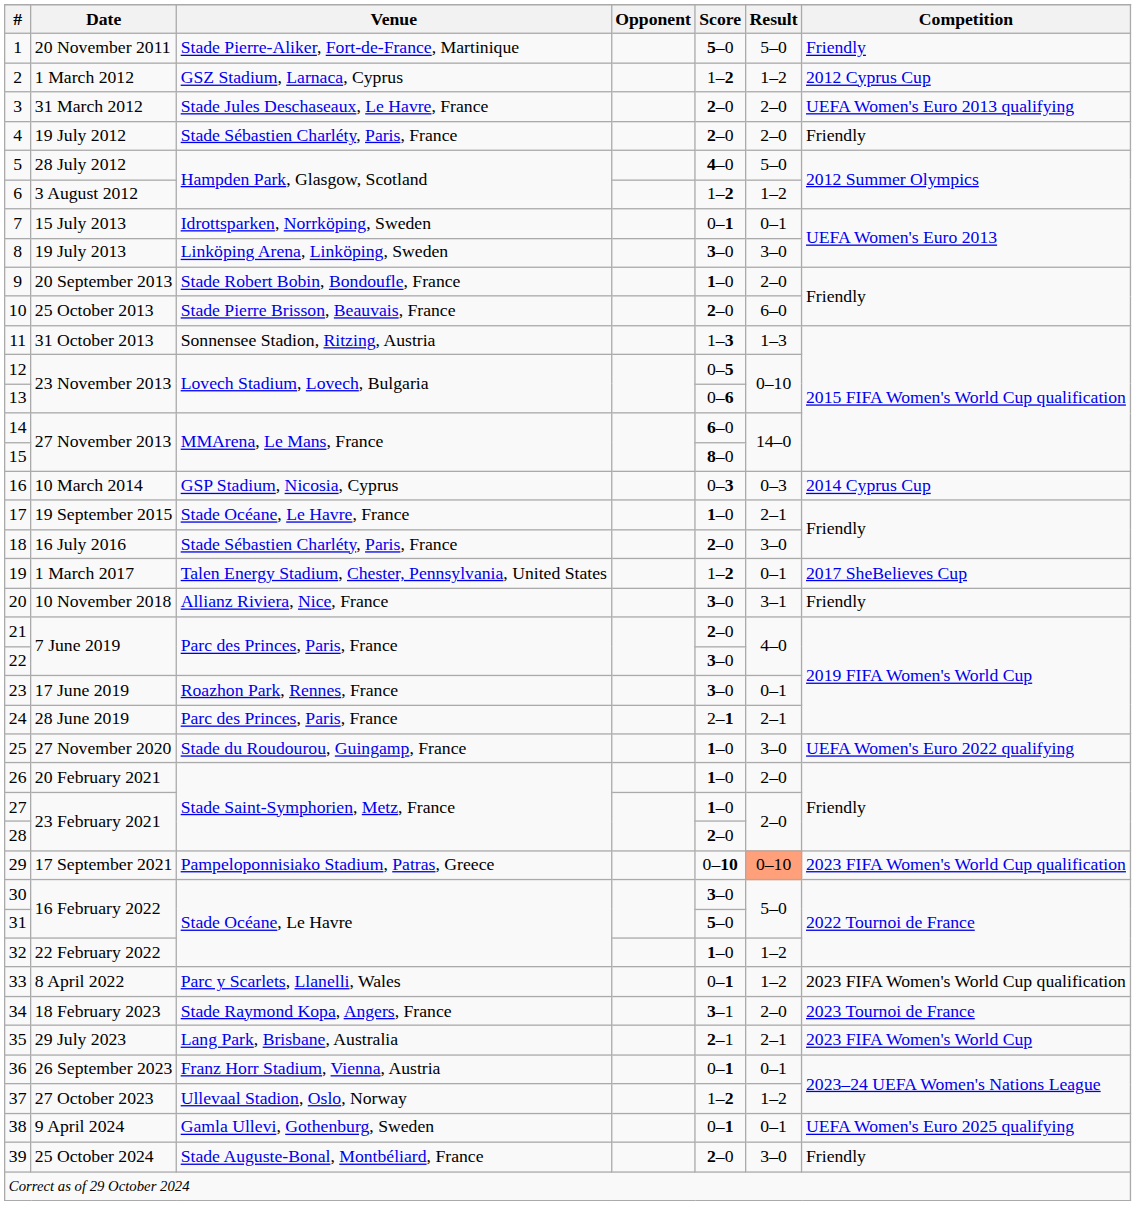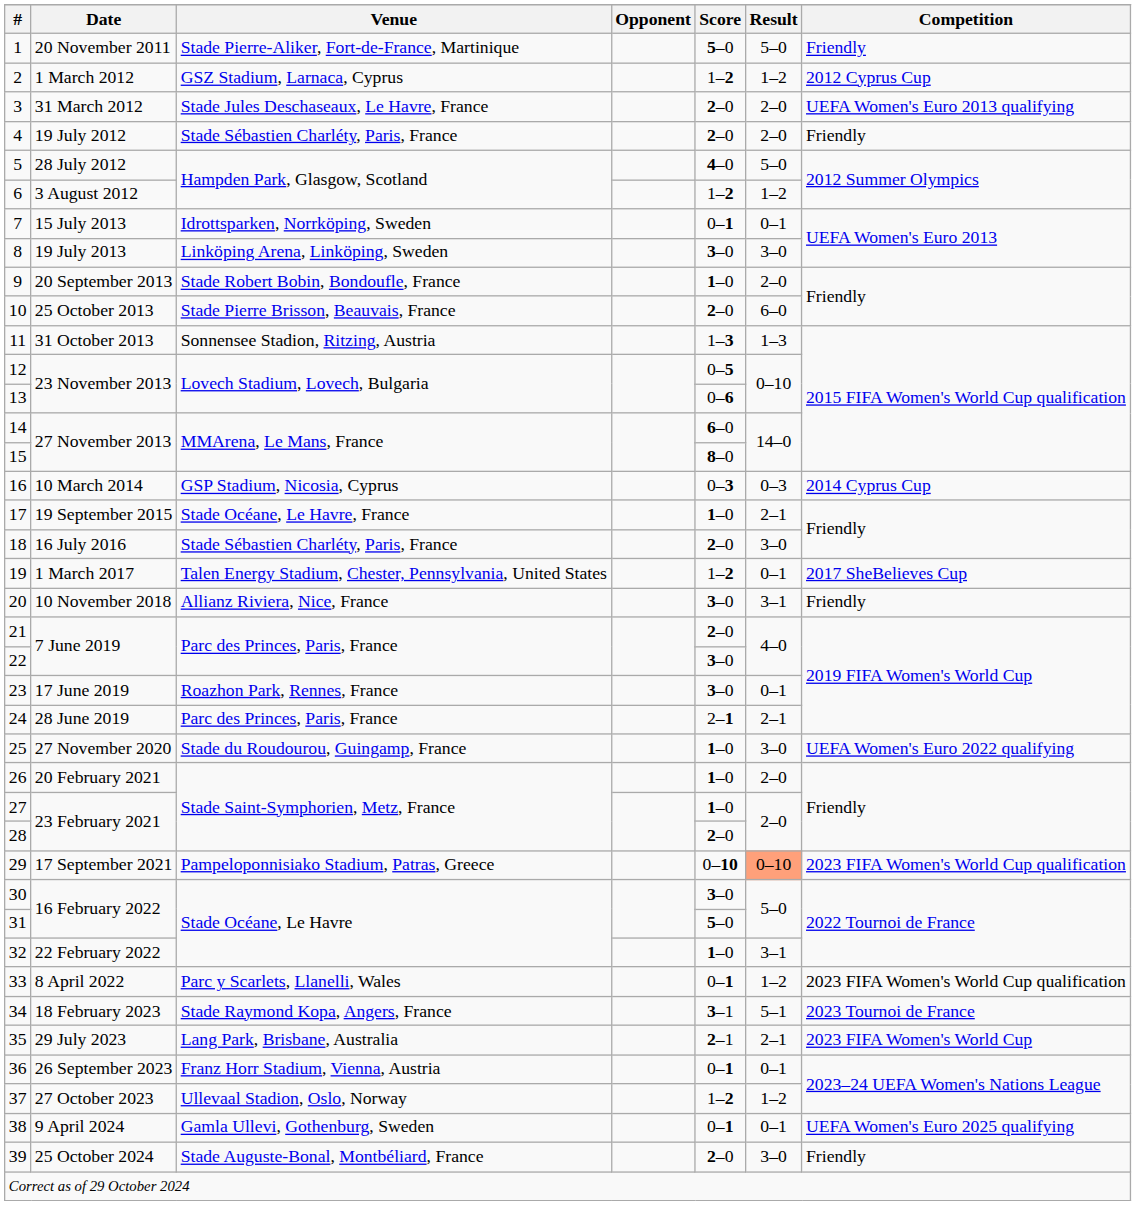(774, 952) 1–2 -> (774, 952) 3–1
(774, 1010) 2–0 -> (774, 1010) 5–1
